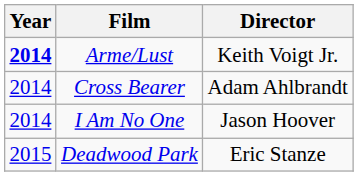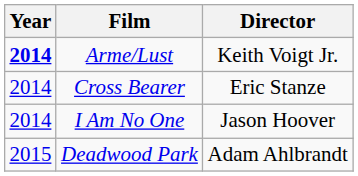(278, 87) Adam Ahlbrandt -> (278, 87) Eric Stanze
(278, 154) Eric Stanze -> (278, 154) Adam Ahlbrandt
